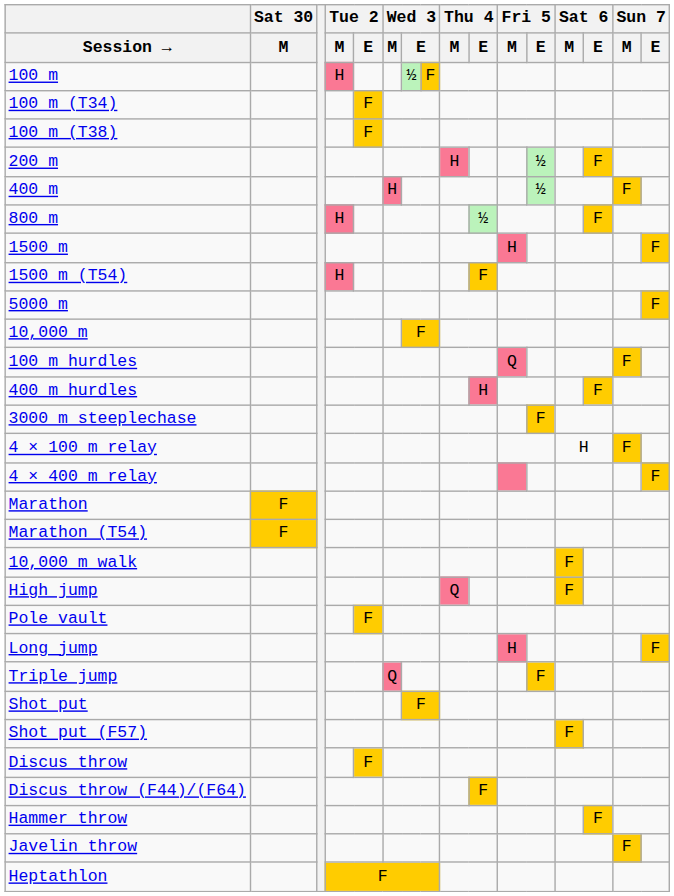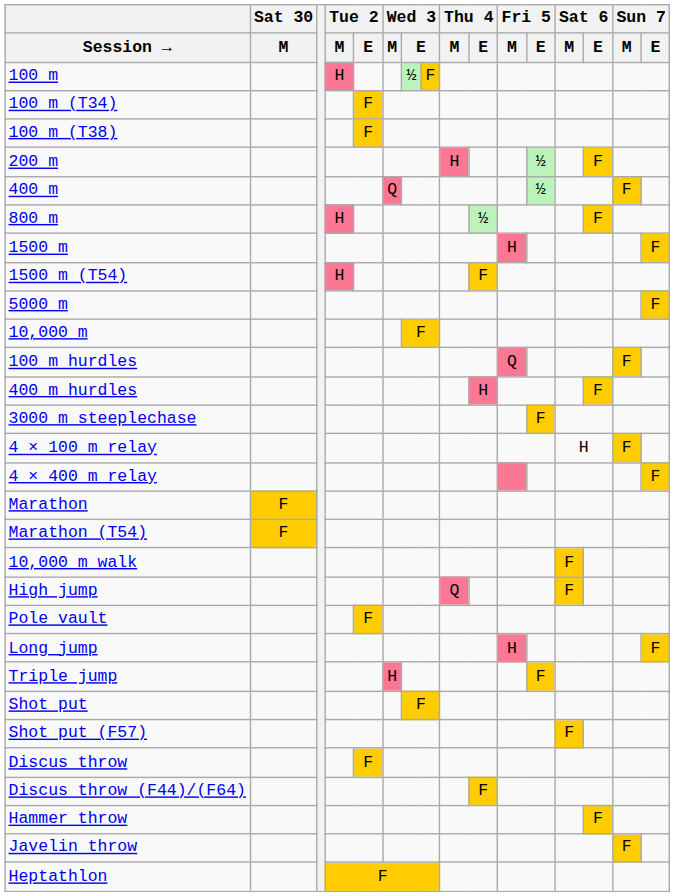(392, 190) H -> (392, 190) Q
(392, 676) Q -> (392, 676) H
